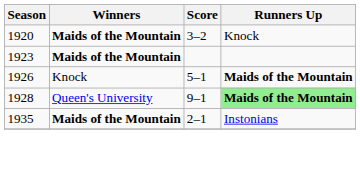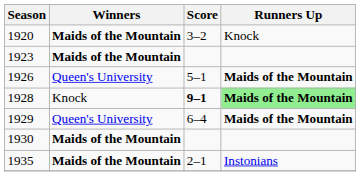(70, 77) Knock -> (102, 77) Queen's University
(102, 98) Queen's University -> (70, 98) Knock
(197, 98) normal -> (197, 98) bold
+ row: (21, 118)
+ row: (21, 139)
